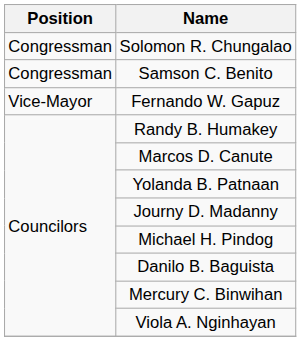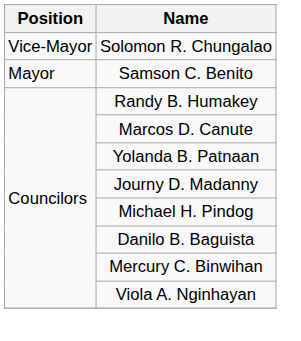(60, 46) Congressman -> (50, 46) Vice-Mayor
(60, 74) Congressman -> (31, 74) Mayor
- row: (206, 101)
